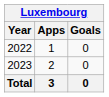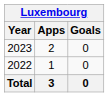rows swapped: (20, 48) <-> (20, 65)
